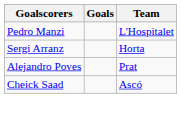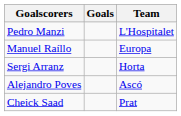+ row: (39, 48)
(128, 66) Prat -> (130, 84) Ascó
(130, 84) Ascó -> (128, 102) Prat
